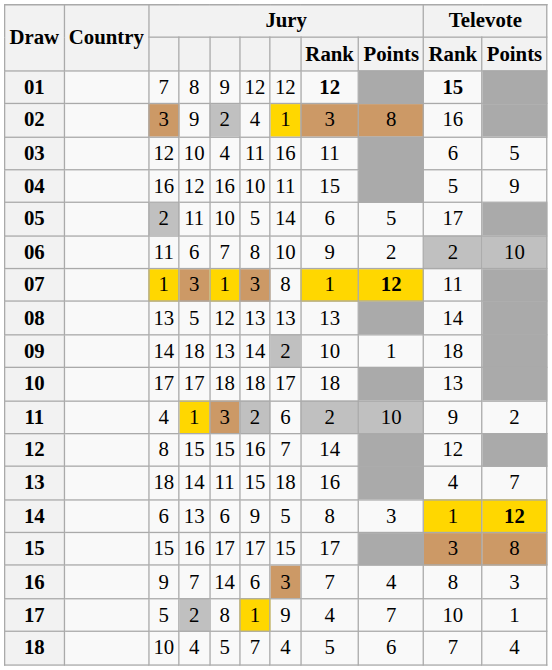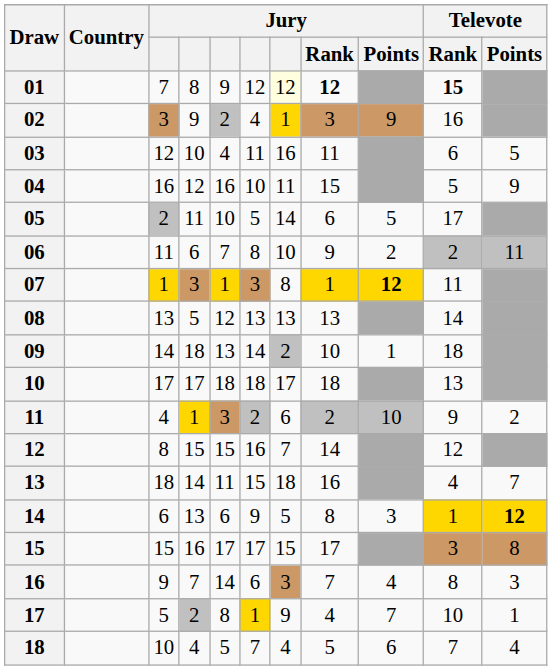(285, 86) no background -> (285, 86) lightyellow background
(391, 119) 8 -> (391, 119) 9
(514, 251) 10 -> (514, 251) 11
